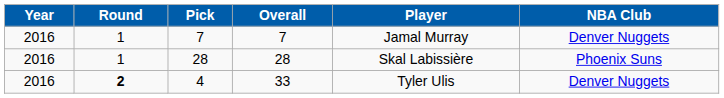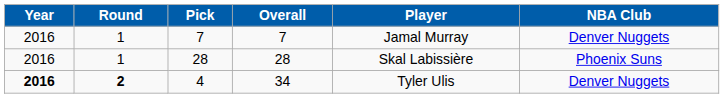(39, 81) normal -> (39, 81) bold
(283, 81) 33 -> (283, 81) 34
